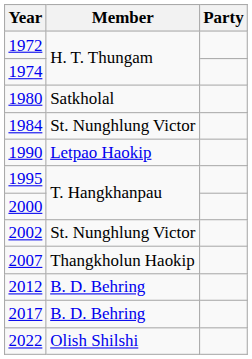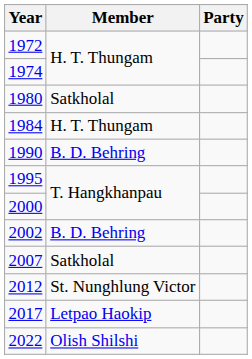(123, 125) St. Nunghlung Victor -> (102, 125) H. T. Thungam
(101, 152) Letpao Haokip -> (98, 152) B. D. Behring
(123, 233) St. Nunghlung Victor -> (98, 233) B. D. Behring
(122, 260) Thangkholun Haokip -> (82, 260) Satkholal
(98, 286) B. D. Behring -> (123, 286) St. Nunghlung Victor
(98, 313) B. D. Behring -> (101, 313) Letpao Haokip
